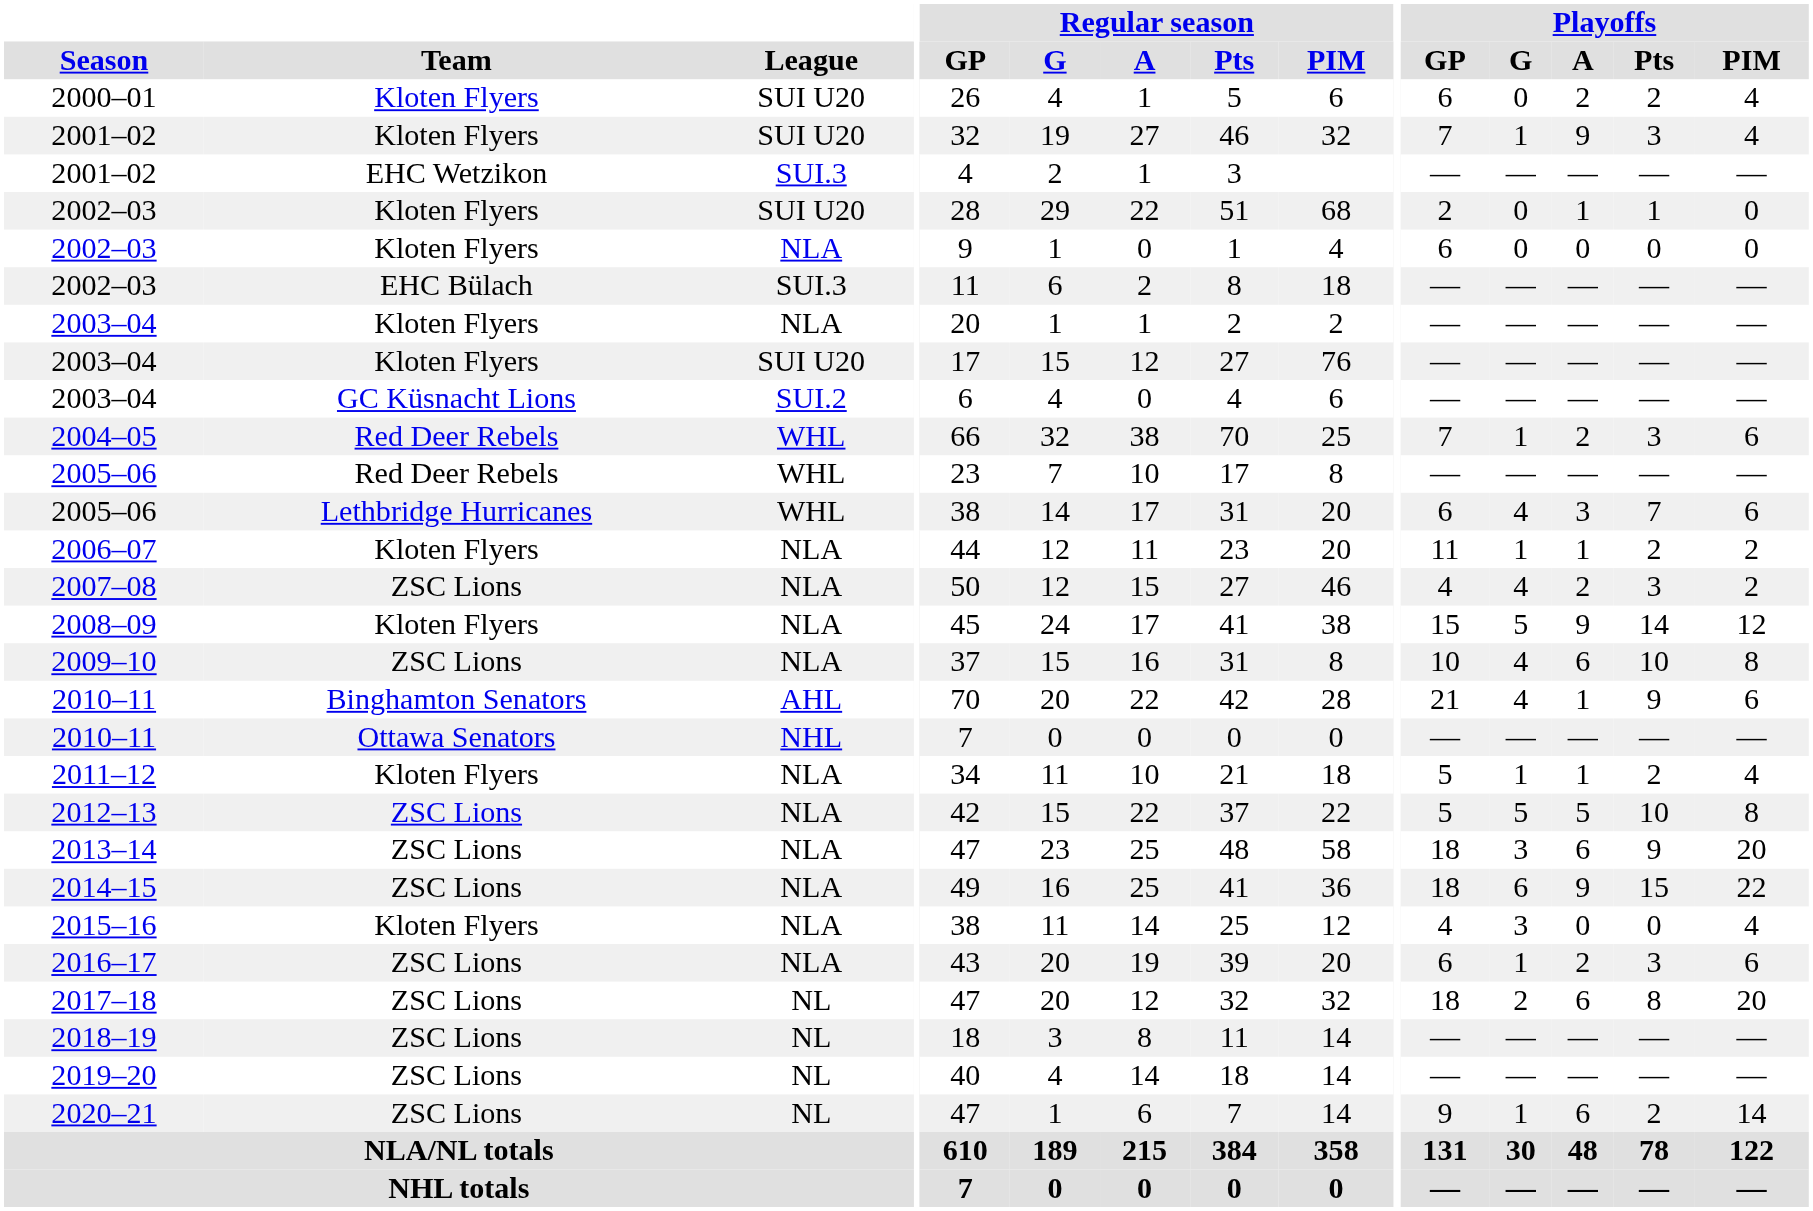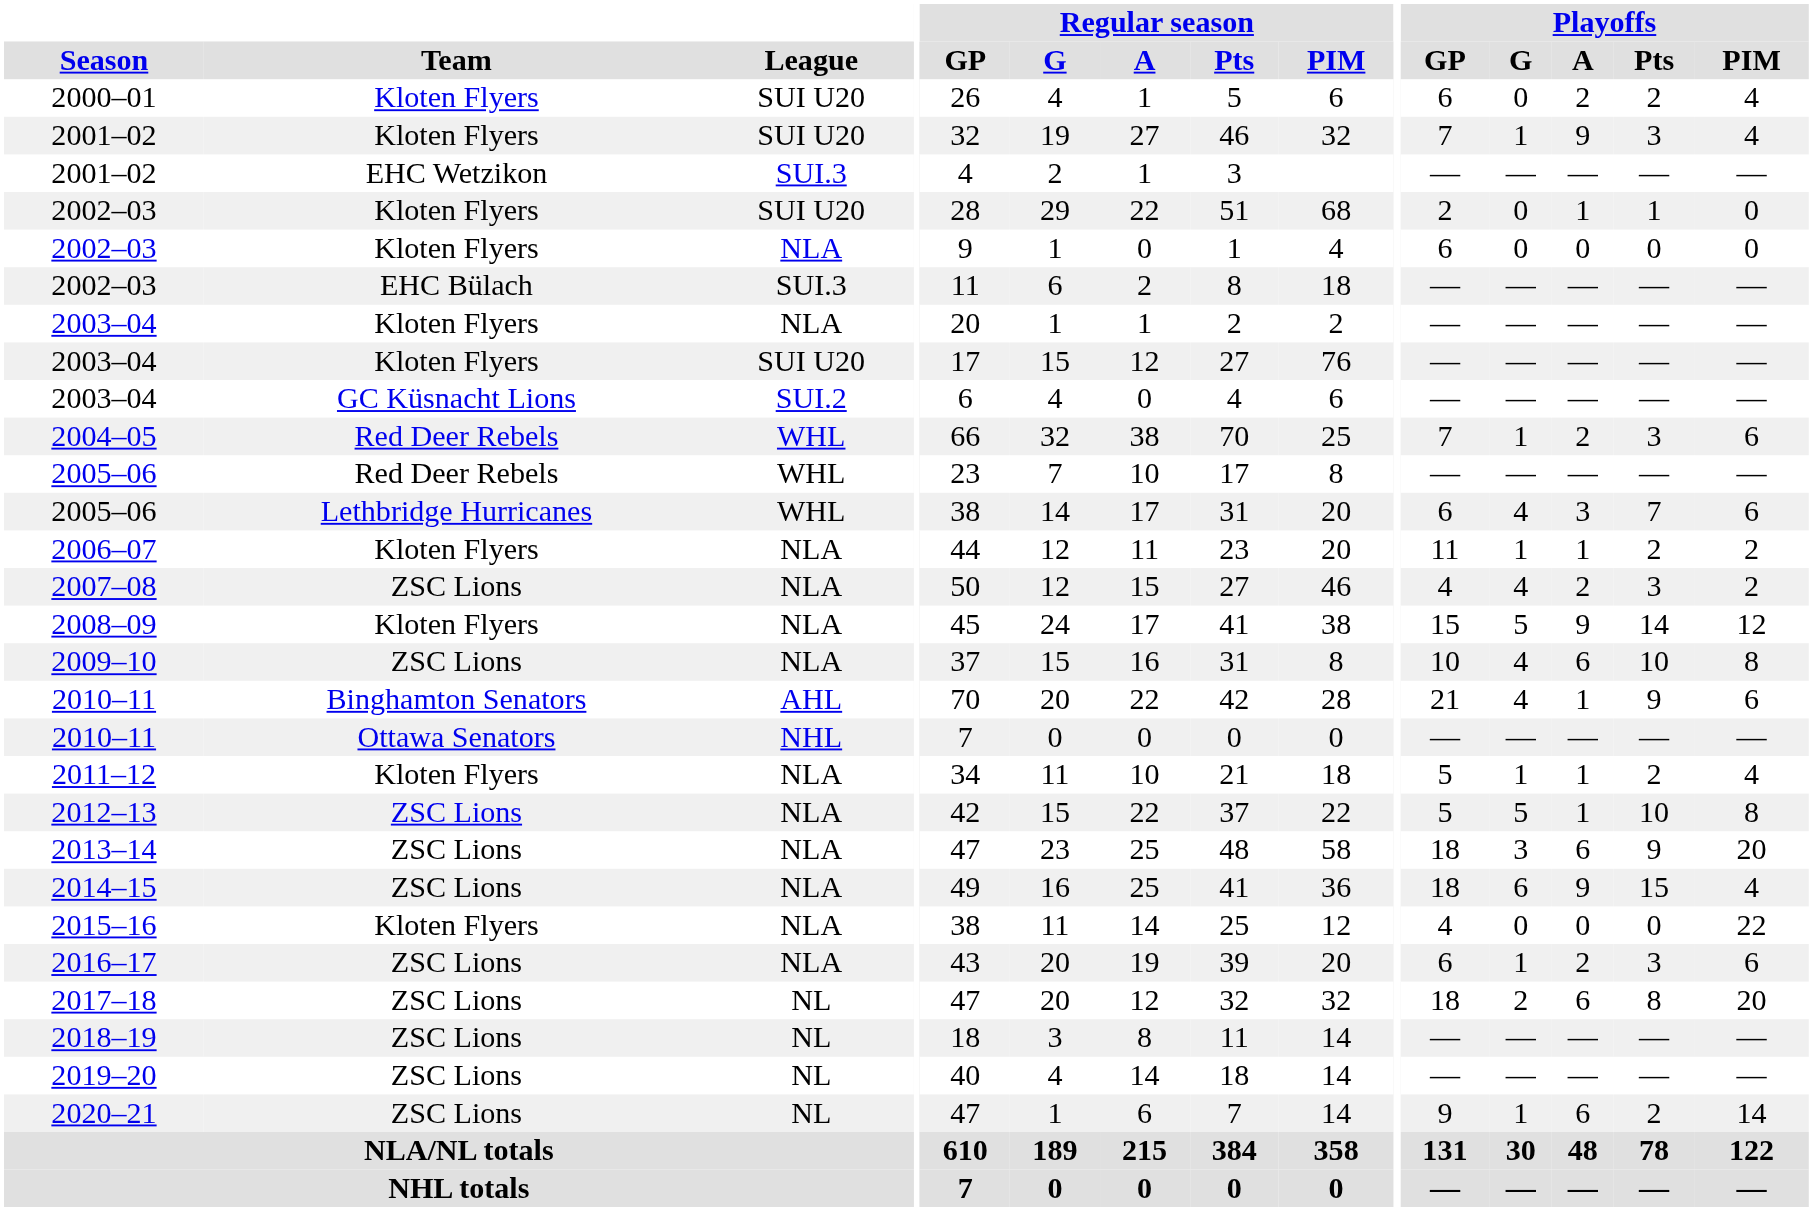(1583, 811) 5 -> (1583, 811) 1
(1752, 887) 22 -> (1752, 887) 4
(1521, 924) 3 -> (1521, 924) 0
(1752, 924) 4 -> (1752, 924) 22
